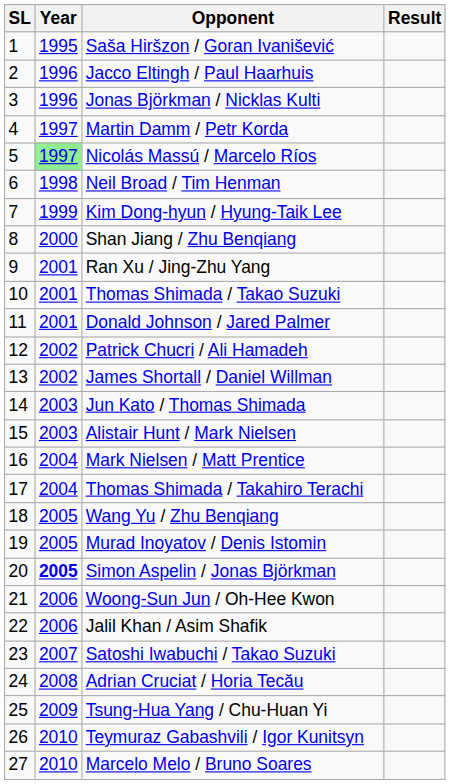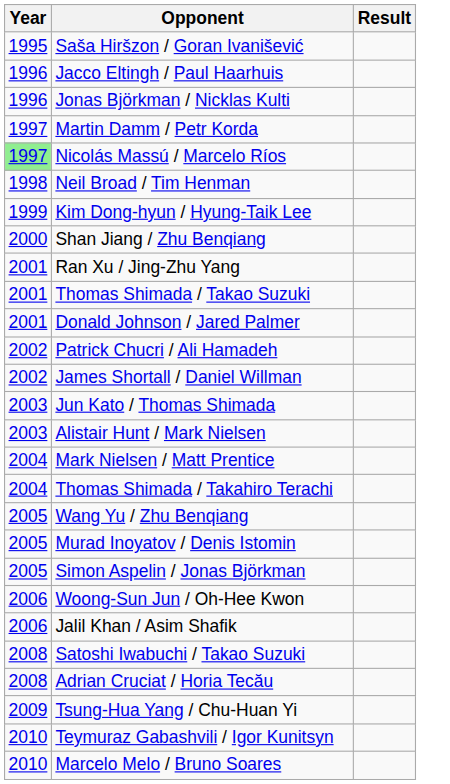- column: (20, 18)
(58, 571) bold -> (28, 571) normal
(58, 654) 2007 -> (28, 654) 2008
